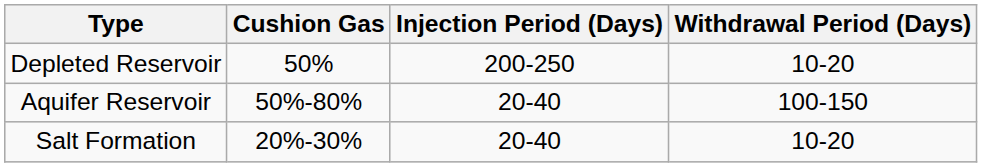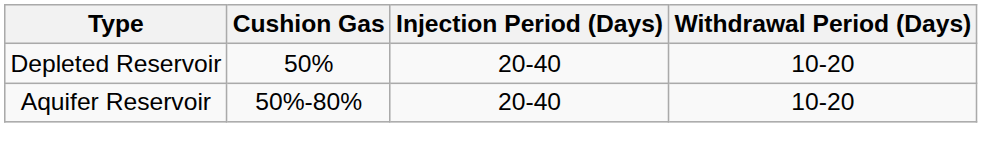(530, 63) 200-250 -> (530, 63) 20-40
(823, 102) 100-150 -> (823, 102) 10-20
- row: (116, 141)
